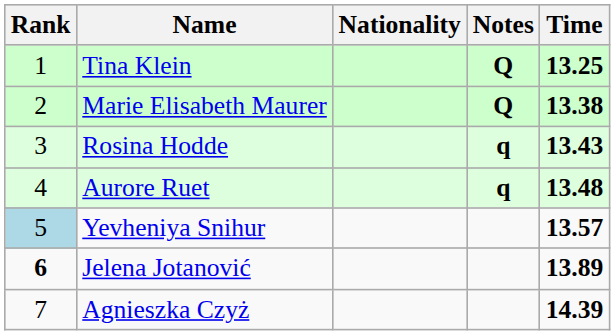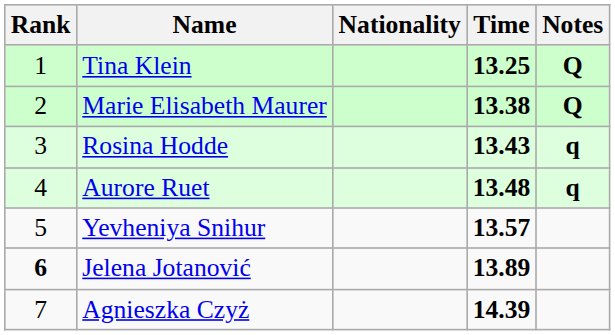columns swapped: (574, 24) <-> (503, 24)
(41, 227) lightblue background -> (41, 227) no background
